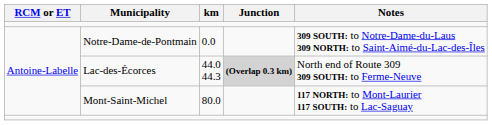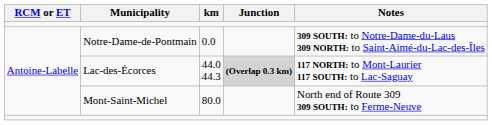(359, 71) North end of Route 309 309 SOUTH: to Ferme-Neuve -> (359, 71) 117 NORTH: to Mont-Laurier 117 SOUTH: to Lac-Saguay
(359, 100) 117 NORTH: to Mont-Laurier 117 SOUTH: to Lac-Saguay -> (359, 100) North end of Route 309 309 SOUTH: to Ferme-Neuve
